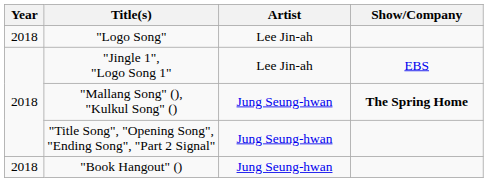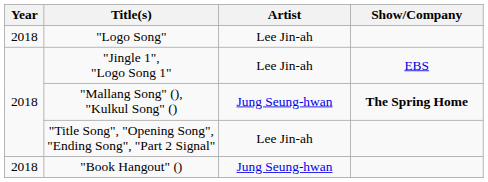(285, 138) Jung Seung-hwan -> (285, 138) Lee Jin-ah
